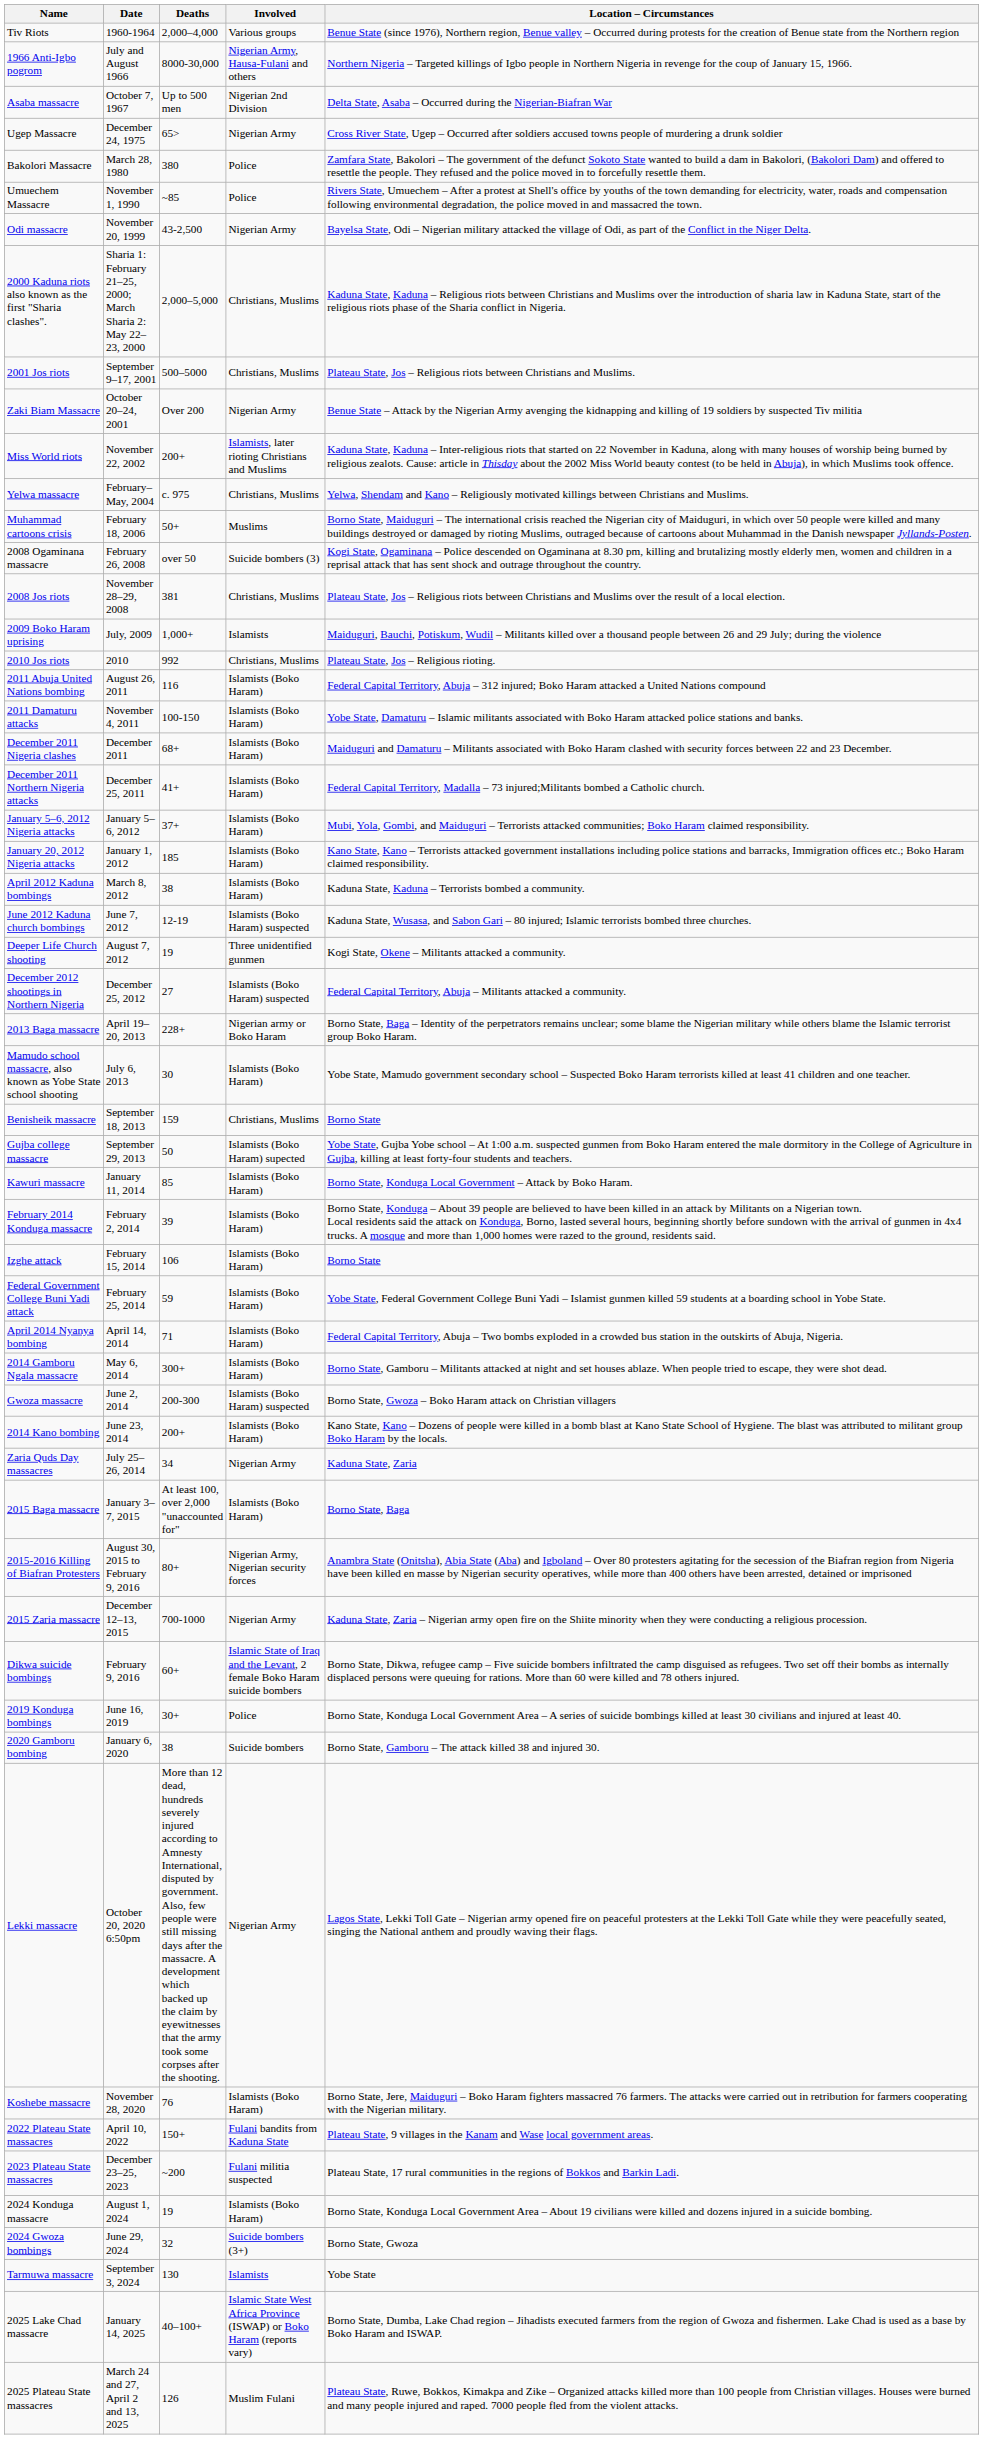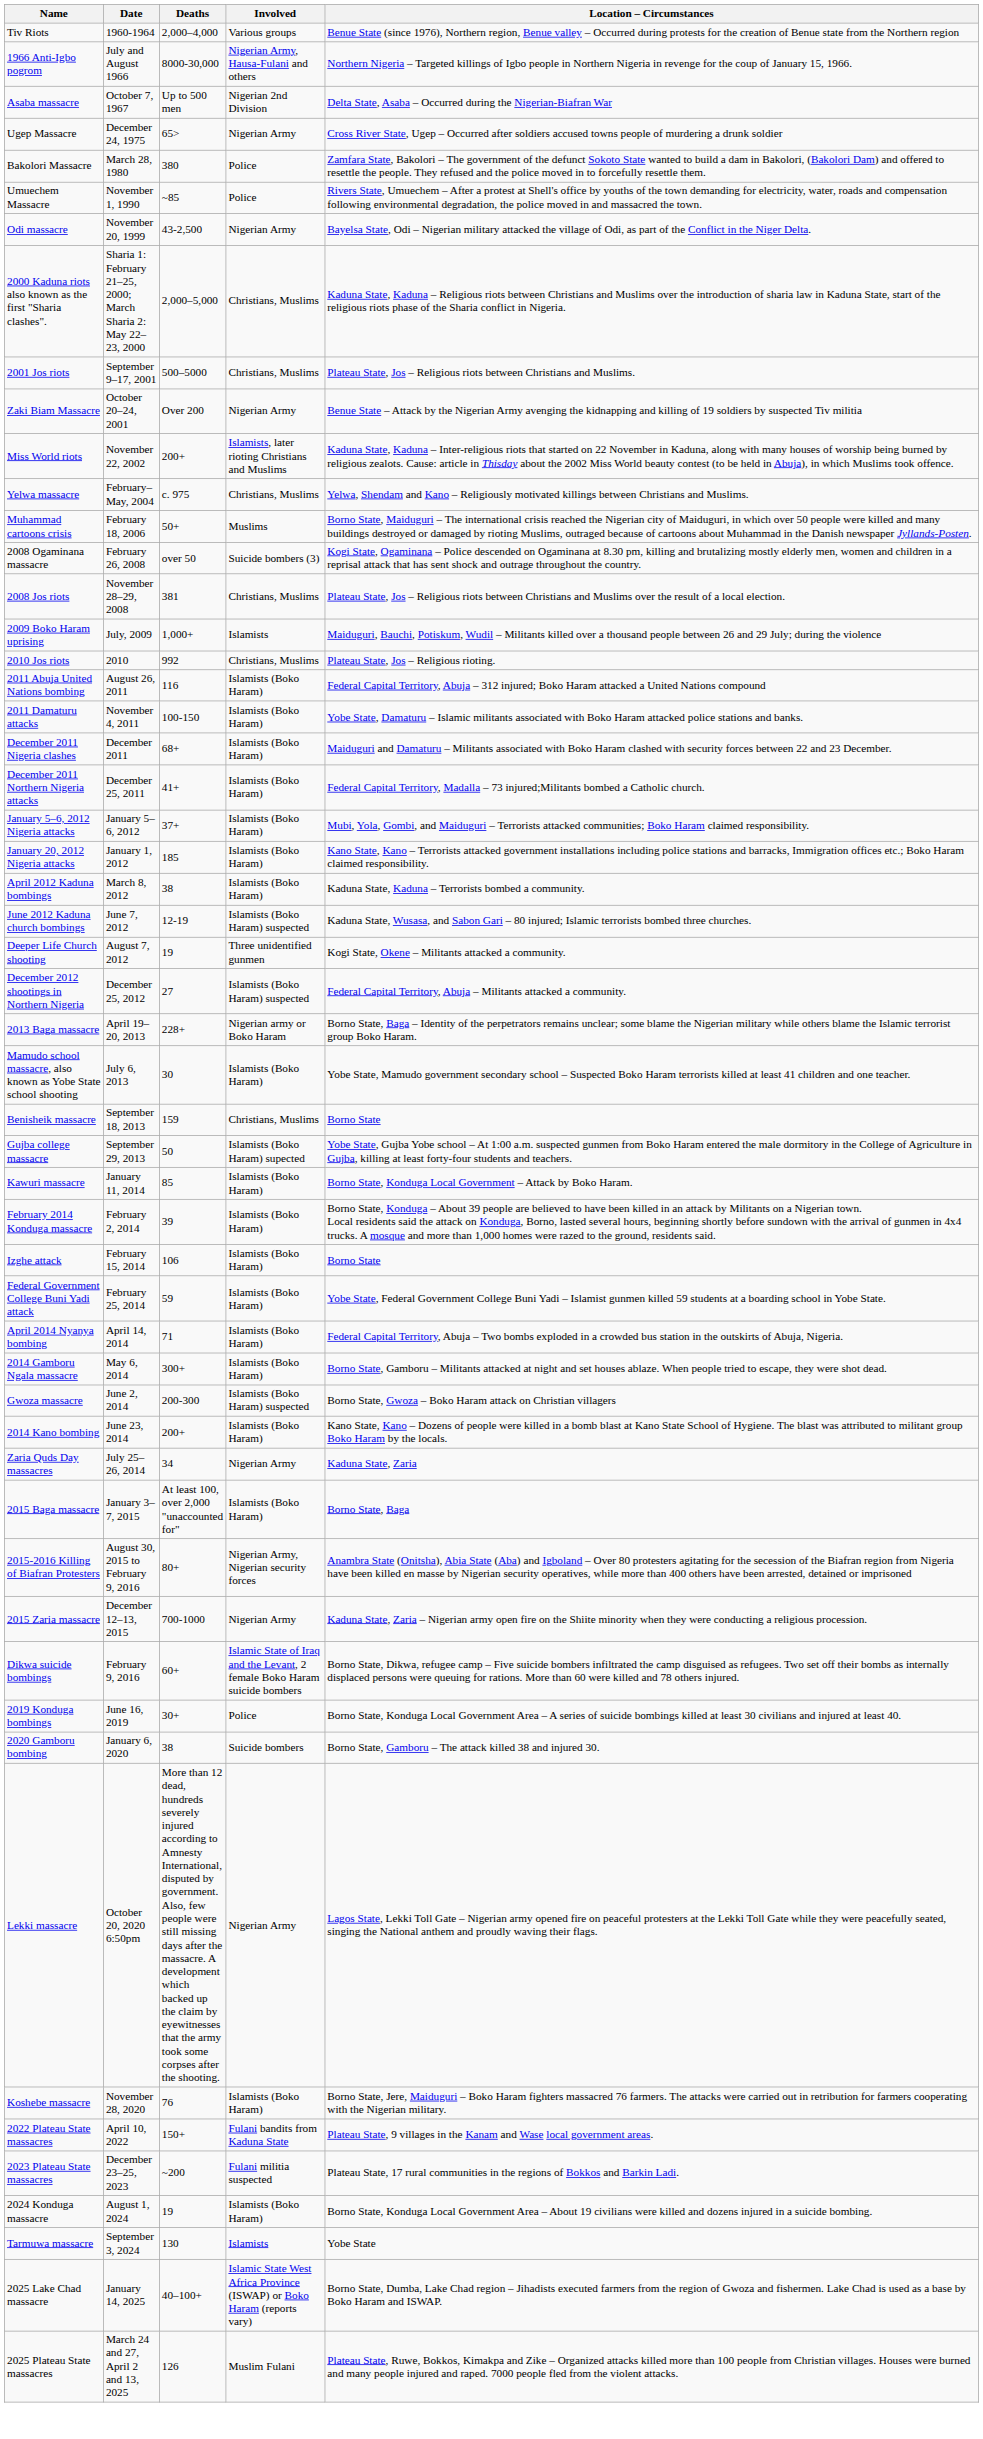- row: (36, 2243)
